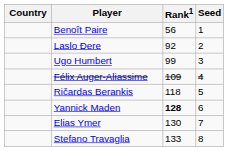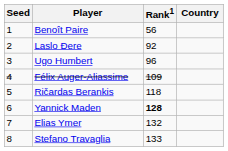columns swapped: (28, 13) <-> (210, 13)
(170, 61) 99 -> (151, 61) 96
(173, 123) 130 -> (154, 123) 132
